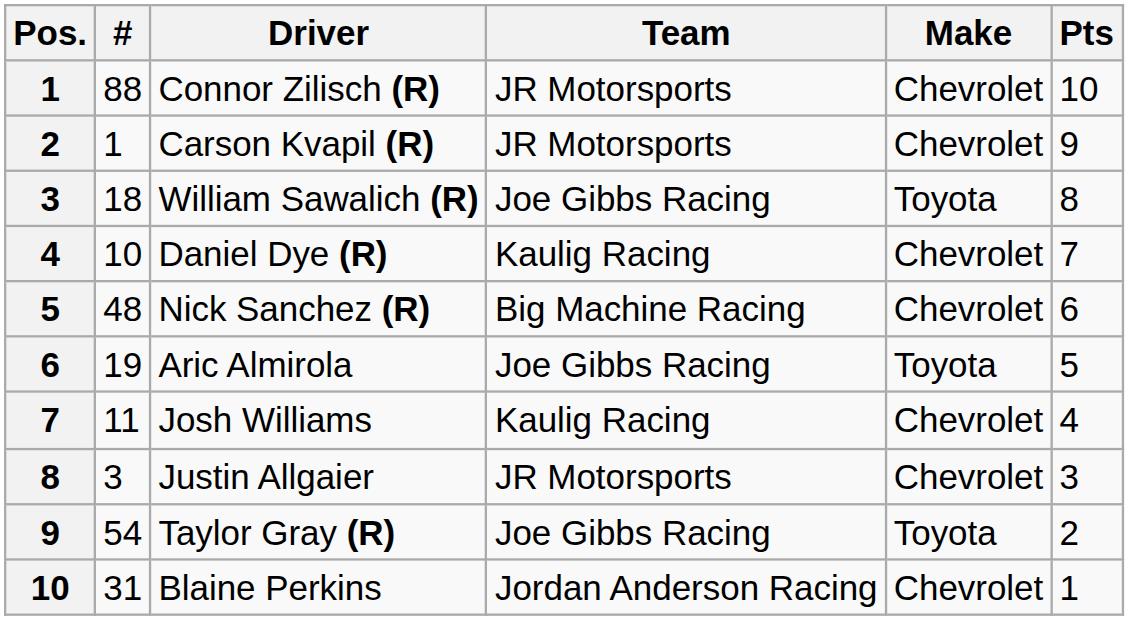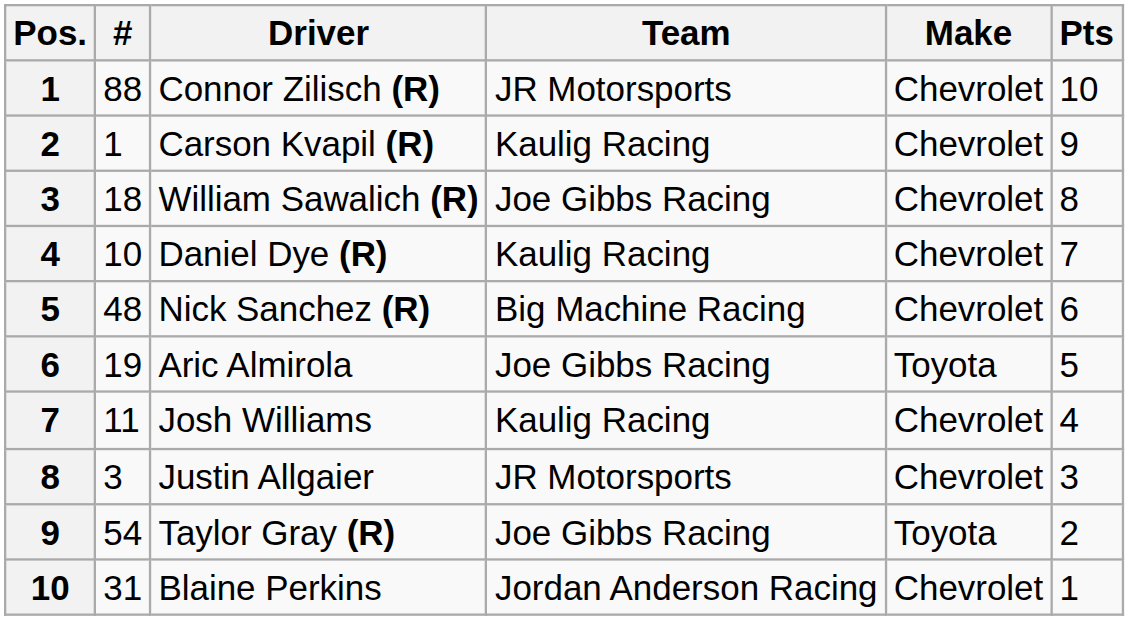(613, 144) JR Motorsports -> (603, 144) Kaulig Racing
(945, 199) Toyota -> (968, 199) Chevrolet
